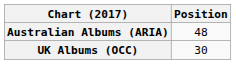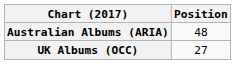(201, 50) 30 -> (201, 50) 27
